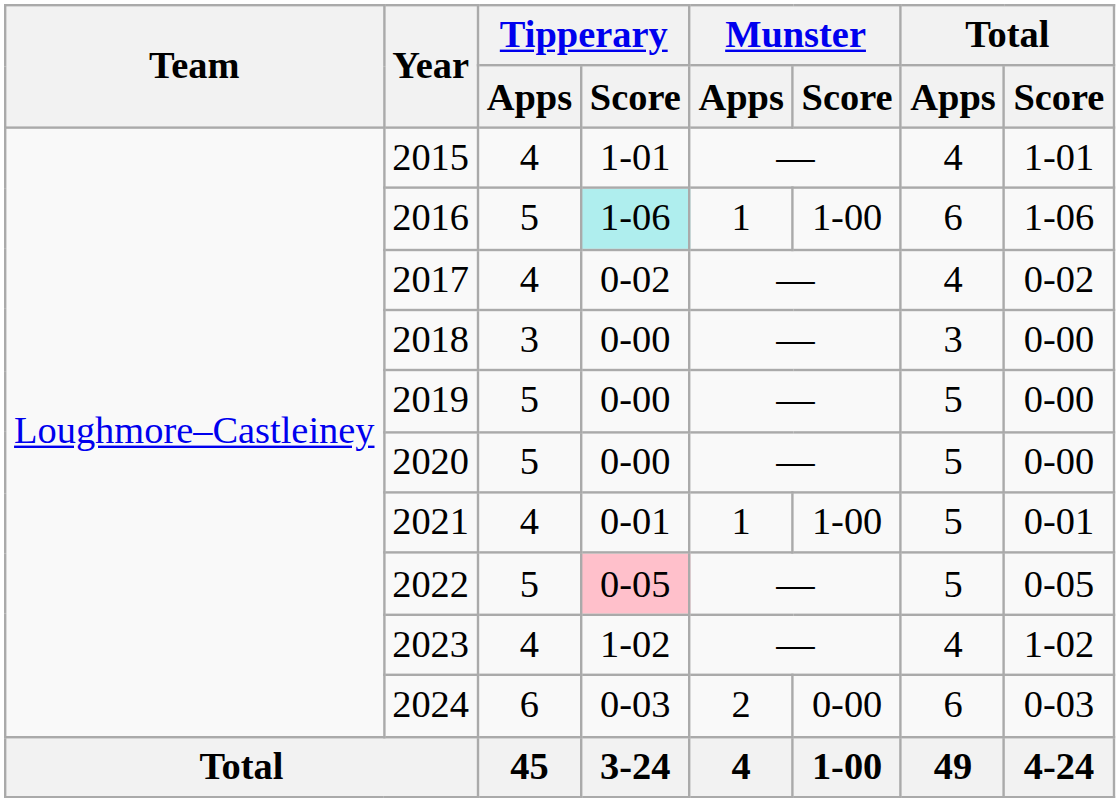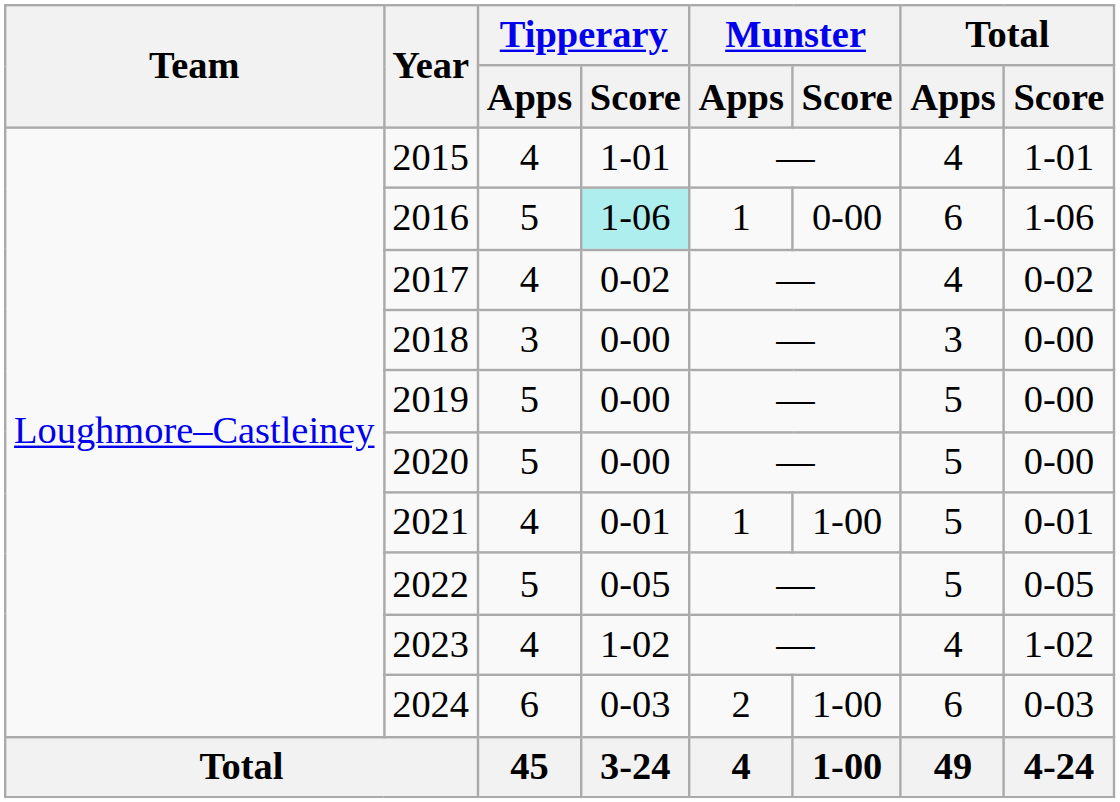(847, 217) 1-00 -> (847, 217) 0-00
(635, 583) pink background -> (635, 583) no background
(847, 704) 0-00 -> (847, 704) 1-00
